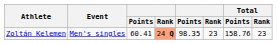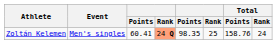(213, 33) 23 -> (213, 33) 25
(262, 33) 23 -> (262, 33) 24
